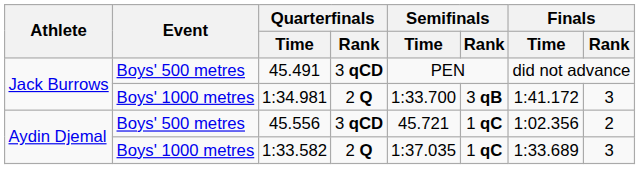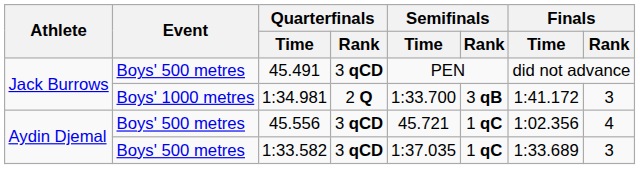(609, 124) 2 -> (609, 124) 4
(185, 150) Boys' 1000 metres -> (181, 150) Boys' 500 metres
(359, 150) 2 Q -> (359, 150) 3 qCD
